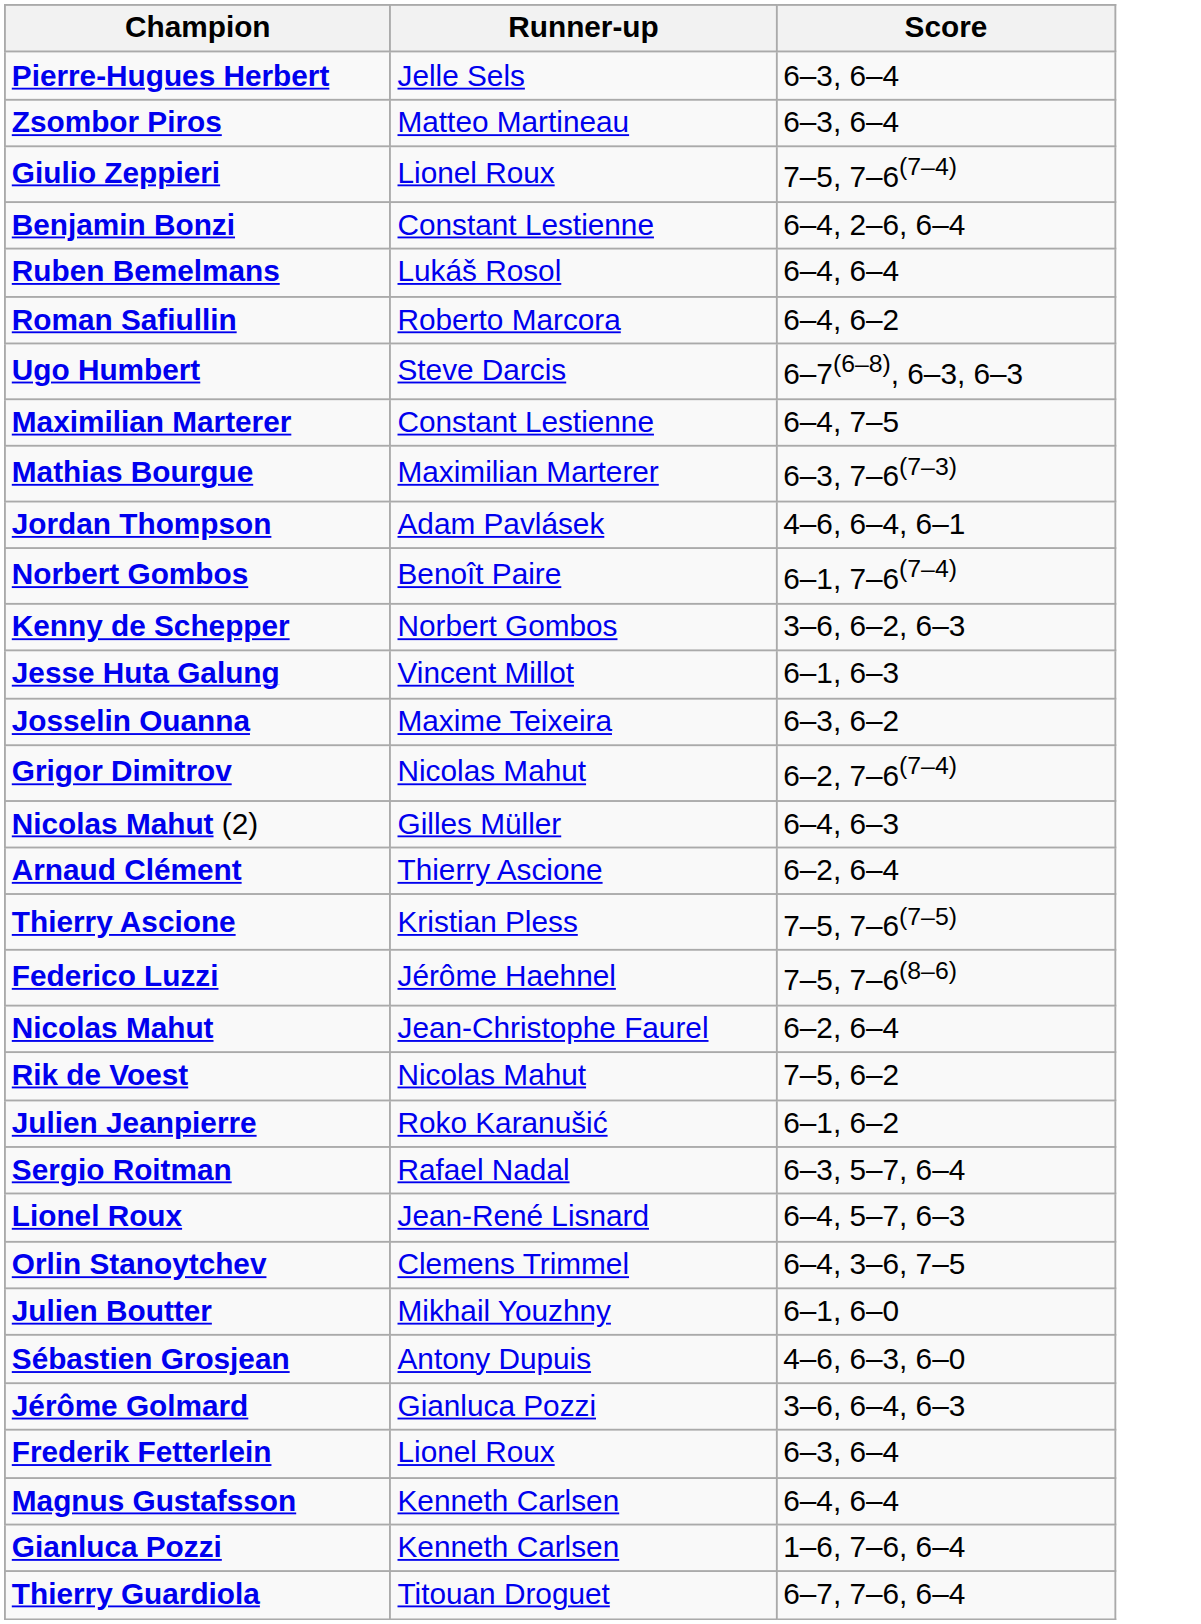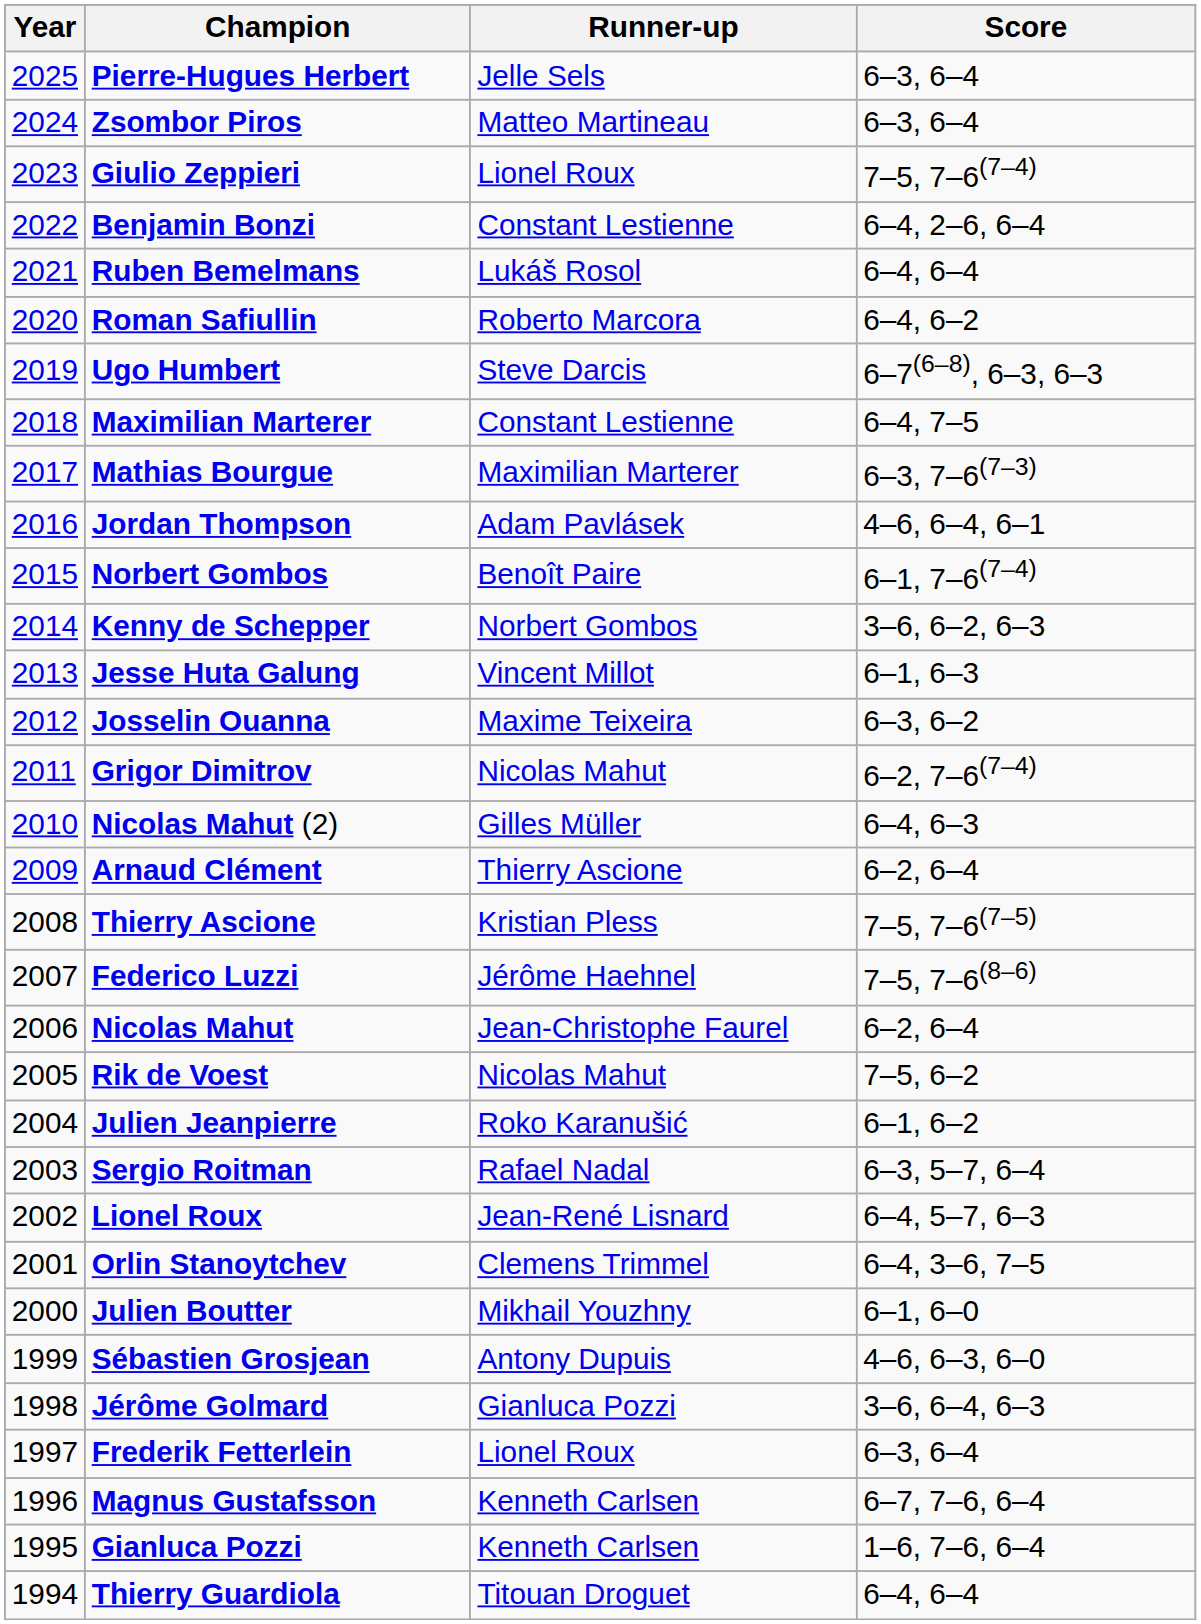+ column: (45, 28)
(841, 1500) 6–4, 6–4 -> (954, 1500) 6–7, 7–6, 6–4
(874, 1594) 6–7, 7–6, 6–4 -> (921, 1594) 6–4, 6–4
